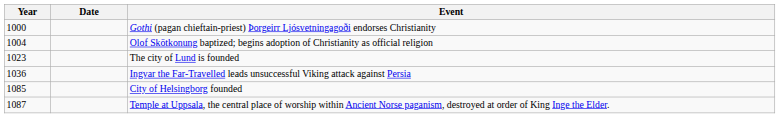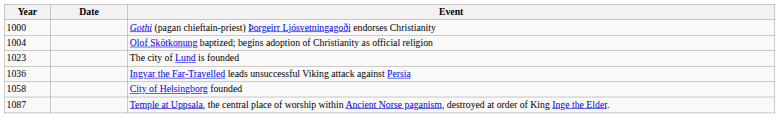(16, 89) 1085 -> (16, 89) 1058
